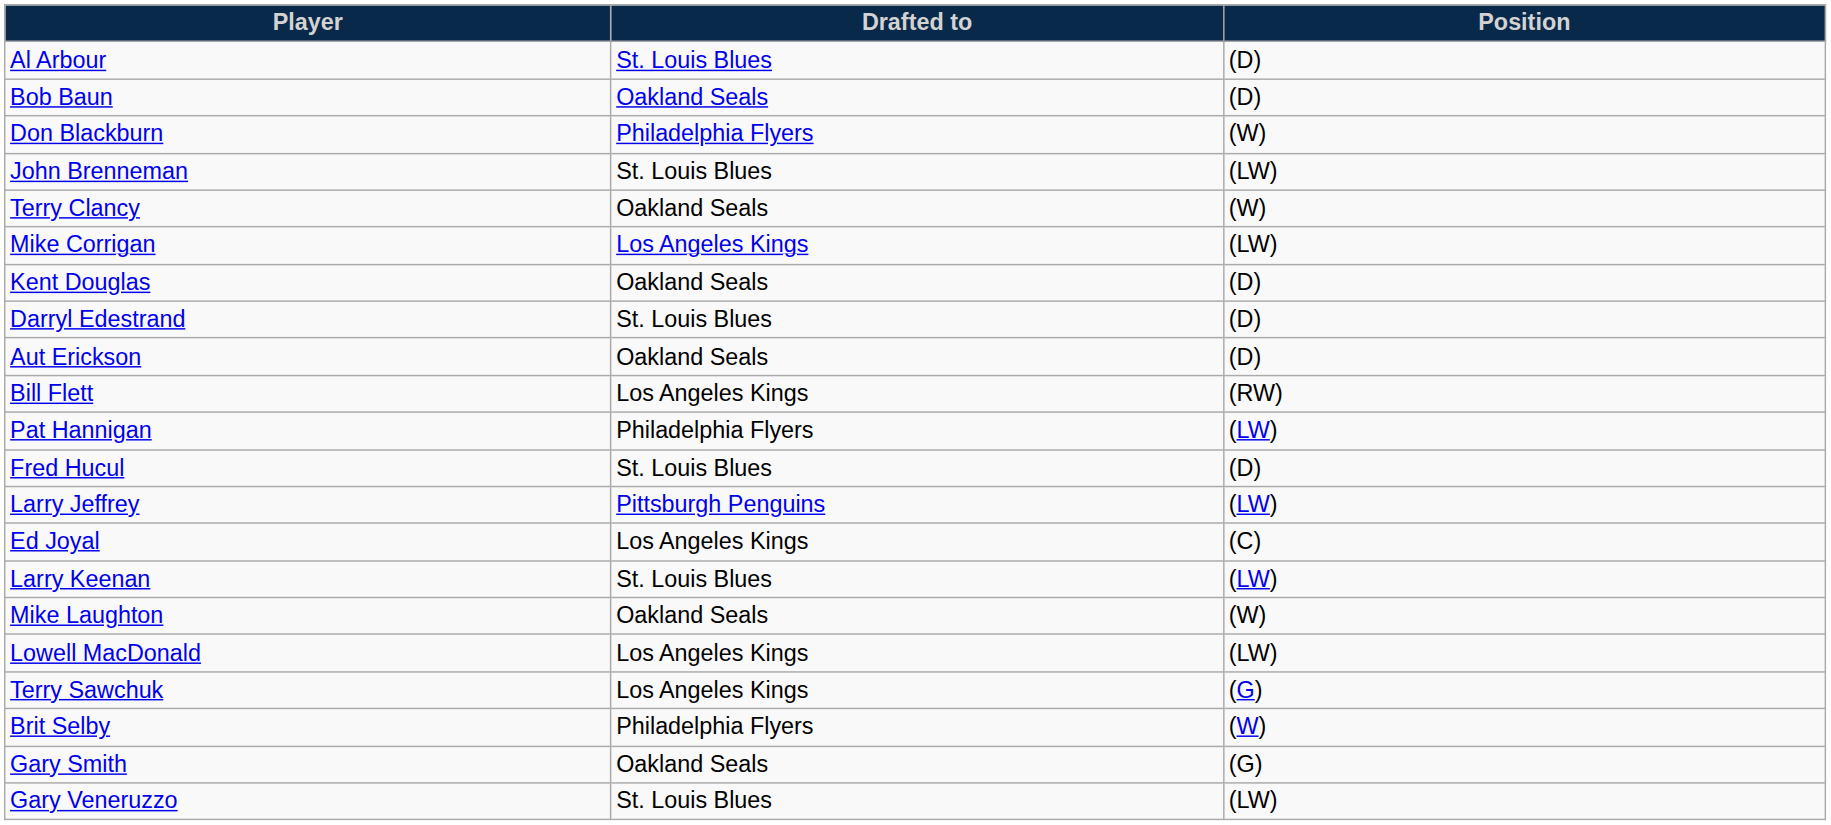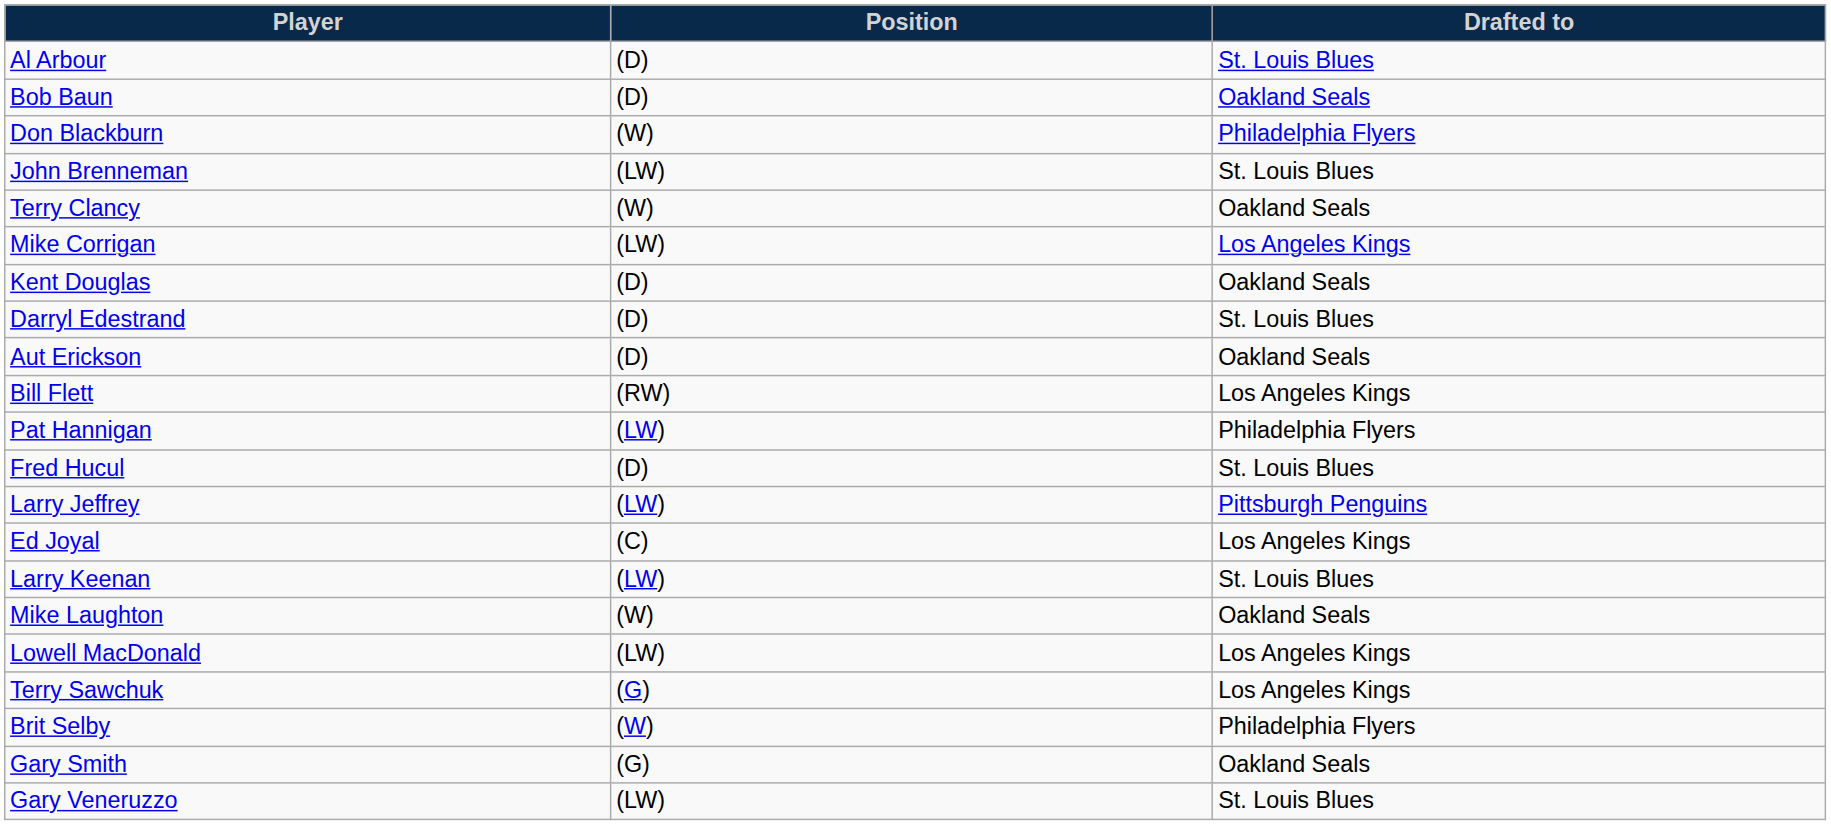columns swapped: (1524, 23) <-> (917, 23)
